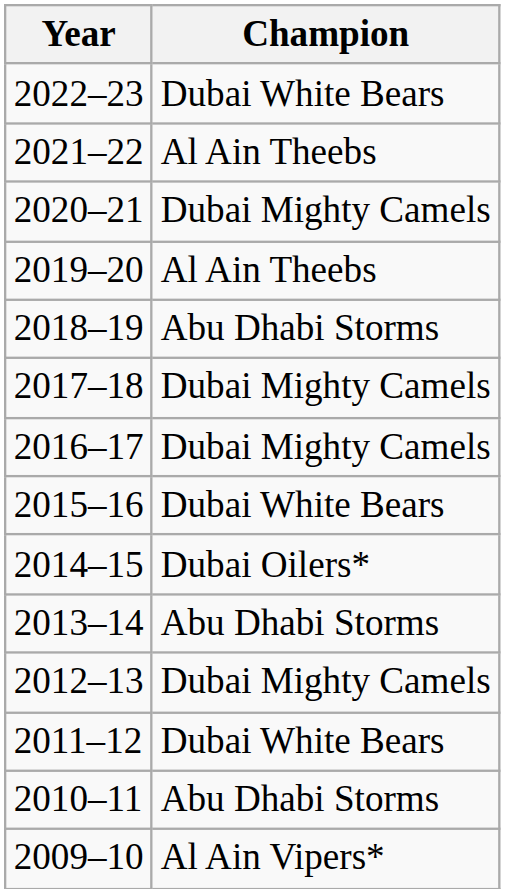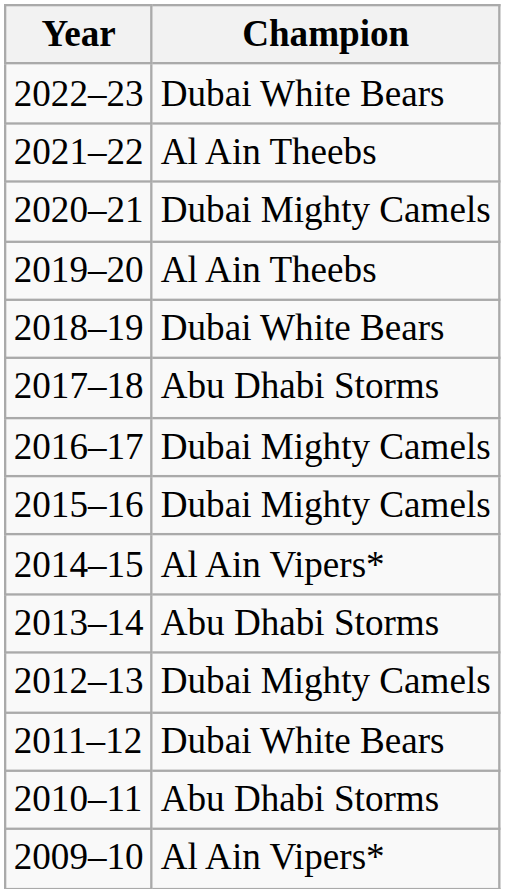(300, 328) Abu Dhabi Storms -> (303, 328) Dubai White Bears
(326, 387) Dubai Mighty Camels -> (300, 387) Abu Dhabi Storms
(303, 504) Dubai White Bears -> (326, 504) Dubai Mighty Camels
(265, 563) Dubai Oilers* -> (273, 563) Al Ain Vipers*
